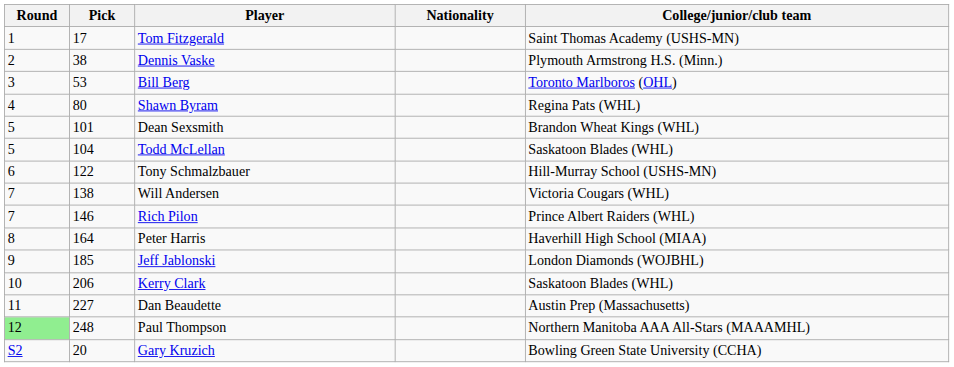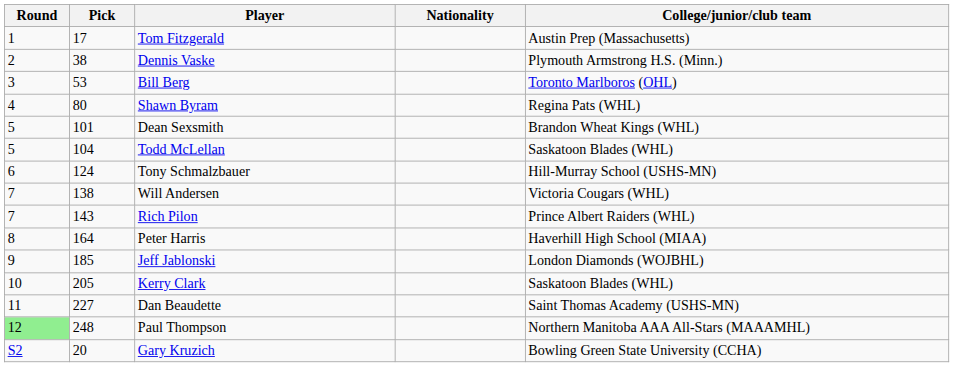(634, 37) Saint Thomas Academy (USHS-MN) -> (609, 37) Austin Prep (Massachusetts)
(83, 171) 122 -> (83, 171) 124
(83, 216) 146 -> (83, 216) 143
(83, 283) 206 -> (83, 283) 205
(609, 305) Austin Prep (Massachusetts) -> (634, 305) Saint Thomas Academy (USHS-MN)
